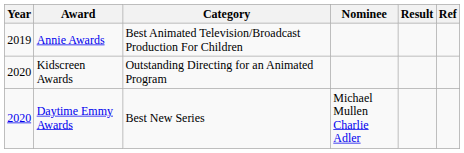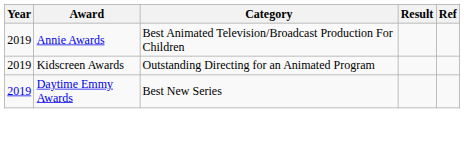- column: (364, 14)
(19, 72) 2020 -> (19, 65) 2019
(19, 118) 2020 -> (19, 91) 2019
